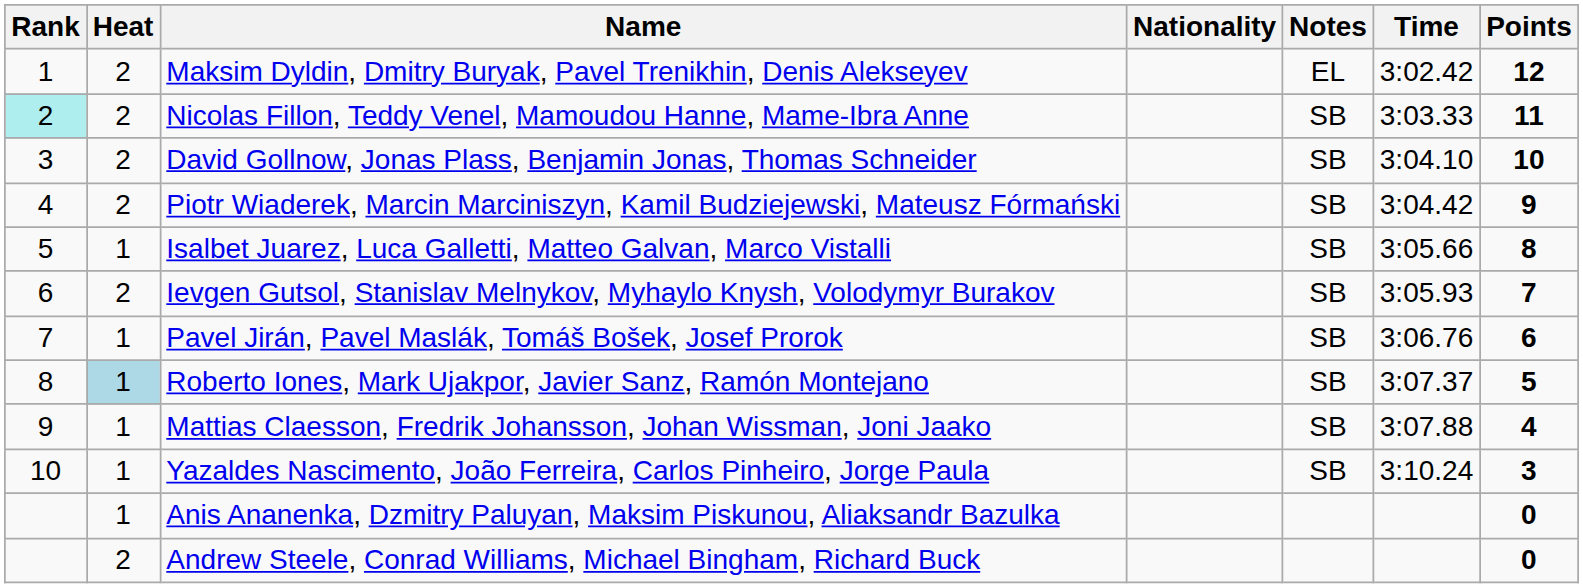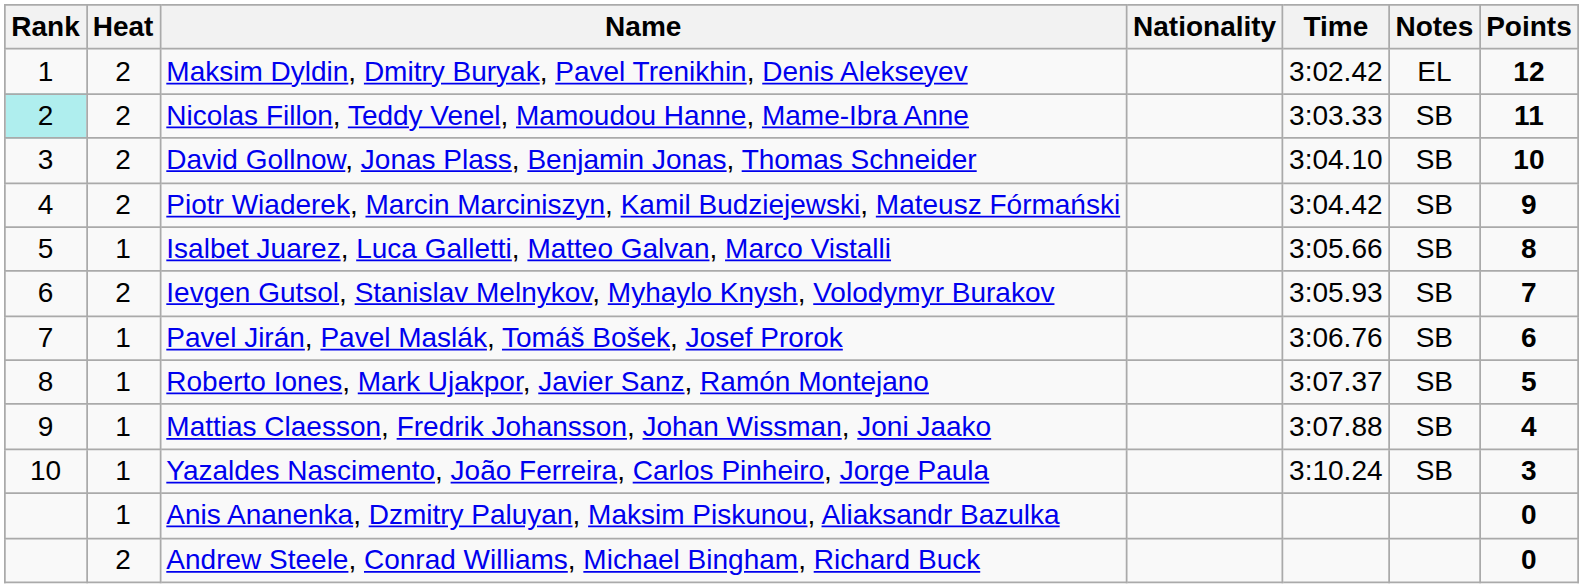columns swapped: (1427, 26) <-> (1328, 26)
(123, 381) lightblue background -> (123, 381) no background
